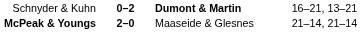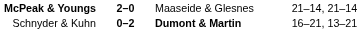rows swapped: (54, 8) <-> (50, 23)
